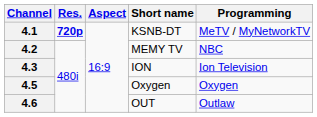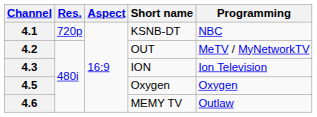(70, 31) bold -> (70, 31) normal
(255, 31) MeTV / MyNetworkTV -> (210, 31) NBC
(157, 49) MEMY TV -> (143, 49) OUT
(211, 49) NBC -> (254, 49) MeTV / MyNetworkTV
(143, 103) OUT -> (156, 103) MEMY TV
